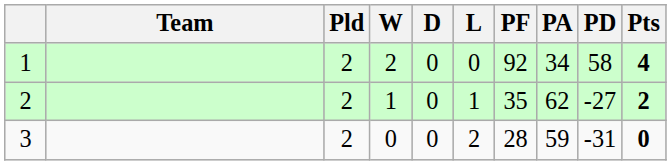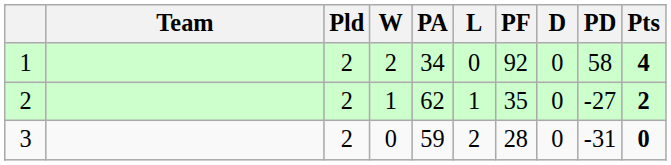columns swapped: (432, 23) <-> (557, 23)
